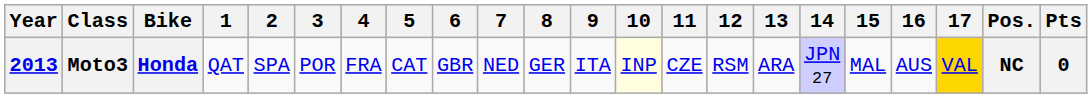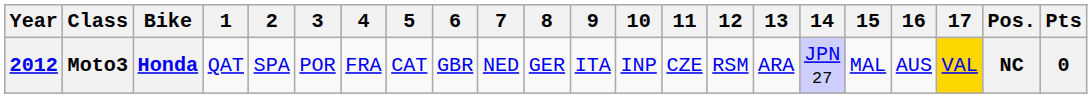(34, 66) 2013 -> (34, 66) 2012
(639, 66) lightyellow background -> (639, 66) no background
